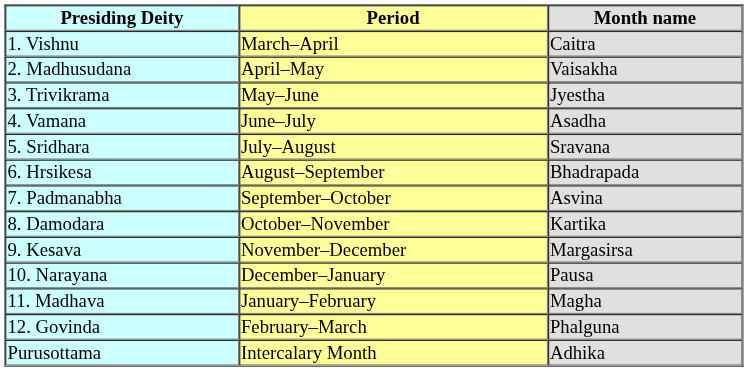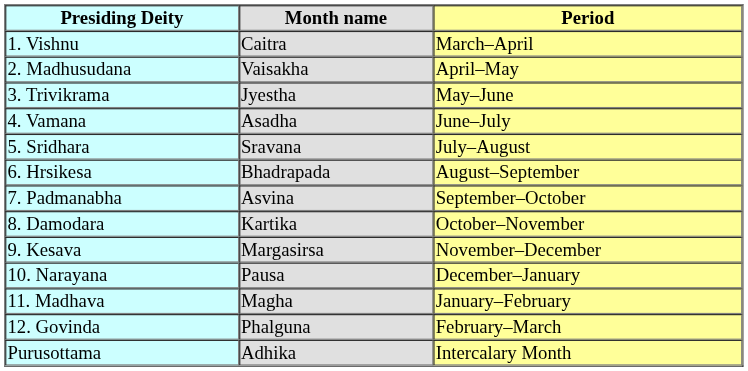columns swapped: (645, 17) <-> (393, 17)
